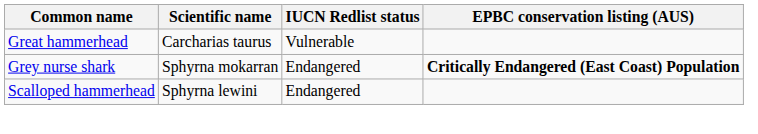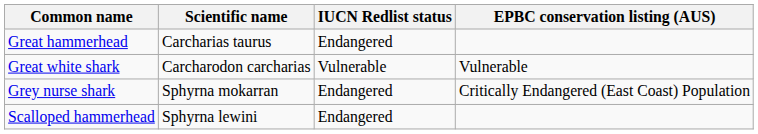(320, 41) Vulnerable -> (355, 41) Endangered
+ row: (64, 66)
(583, 66) bold -> (605, 91) normal
